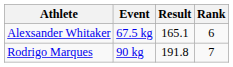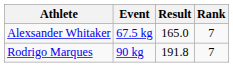(175, 33) 165.1 -> (175, 33) 165.0
(211, 33) 6 -> (211, 33) 7
